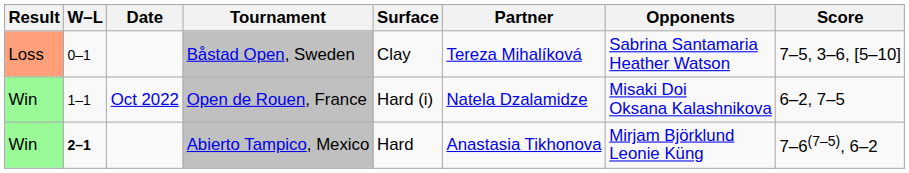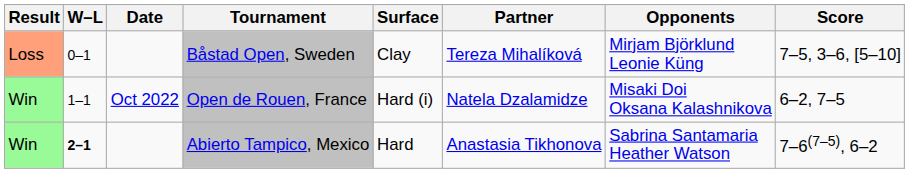(684, 53) Sabrina Santamaria Heather Watson -> (672, 53) Mirjam Björklund Leonie Küng
(672, 145) Mirjam Björklund Leonie Küng -> (684, 145) Sabrina Santamaria Heather Watson
